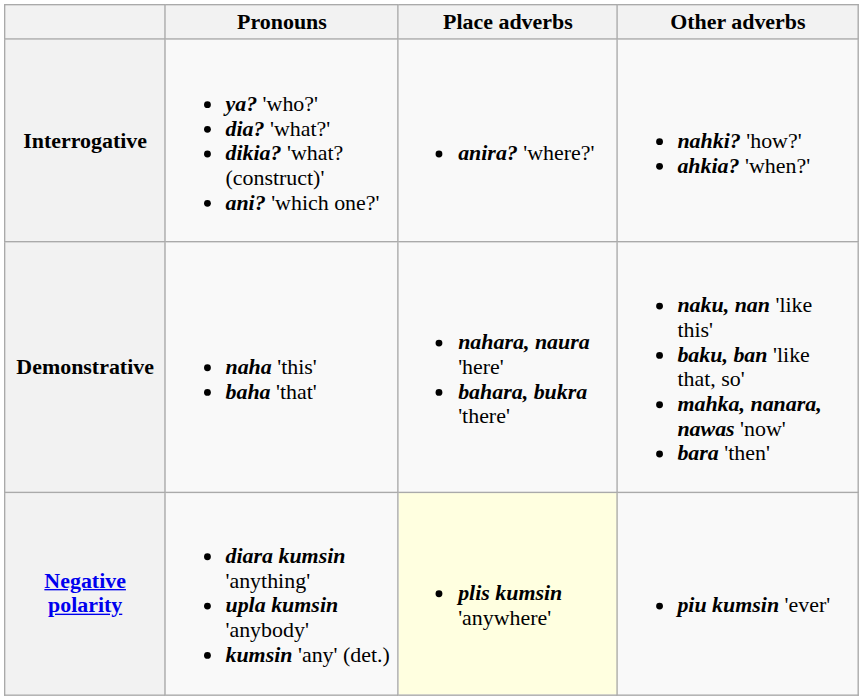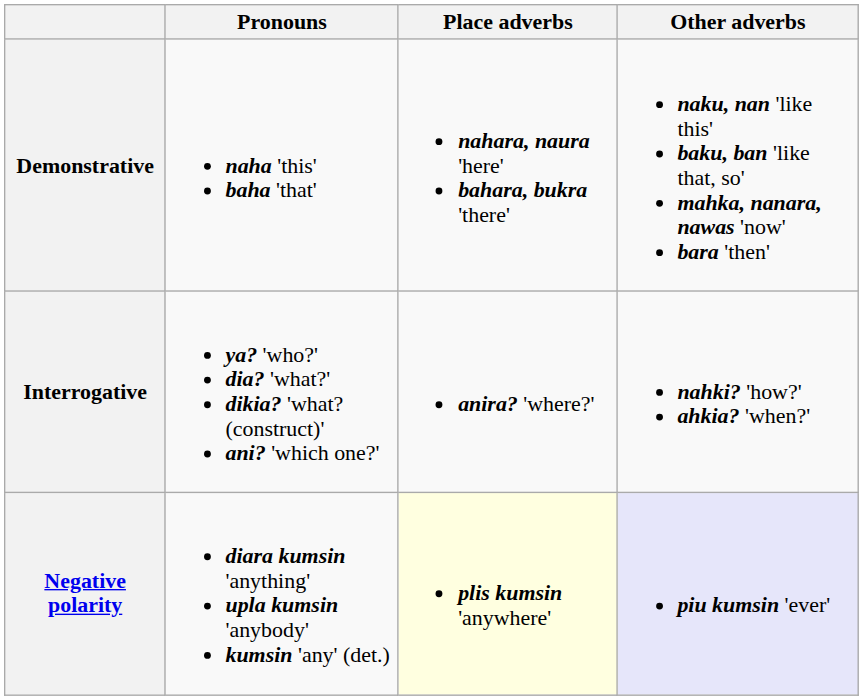rows swapped: (85, 366) <-> (85, 140)
(738, 606) no background -> (738, 606) lavender background
